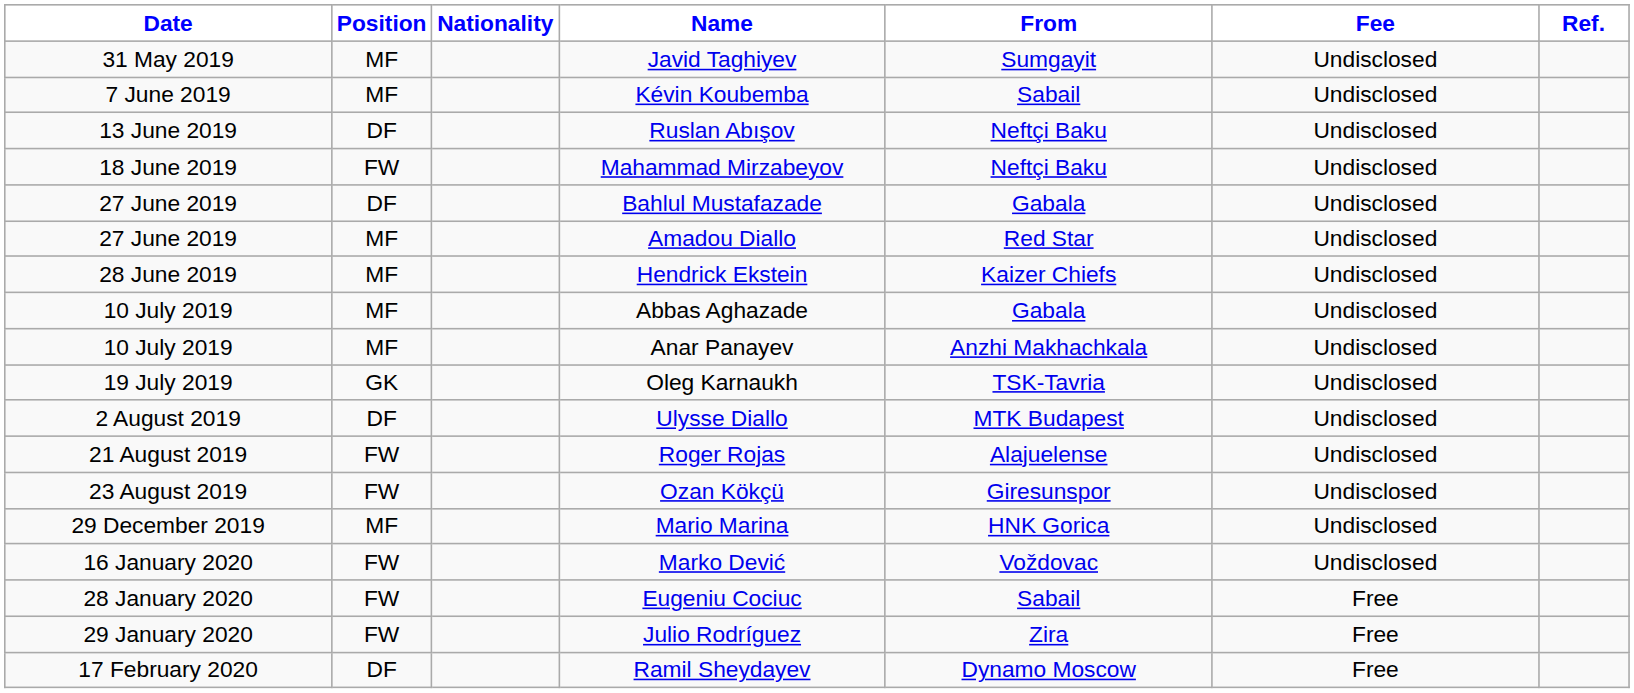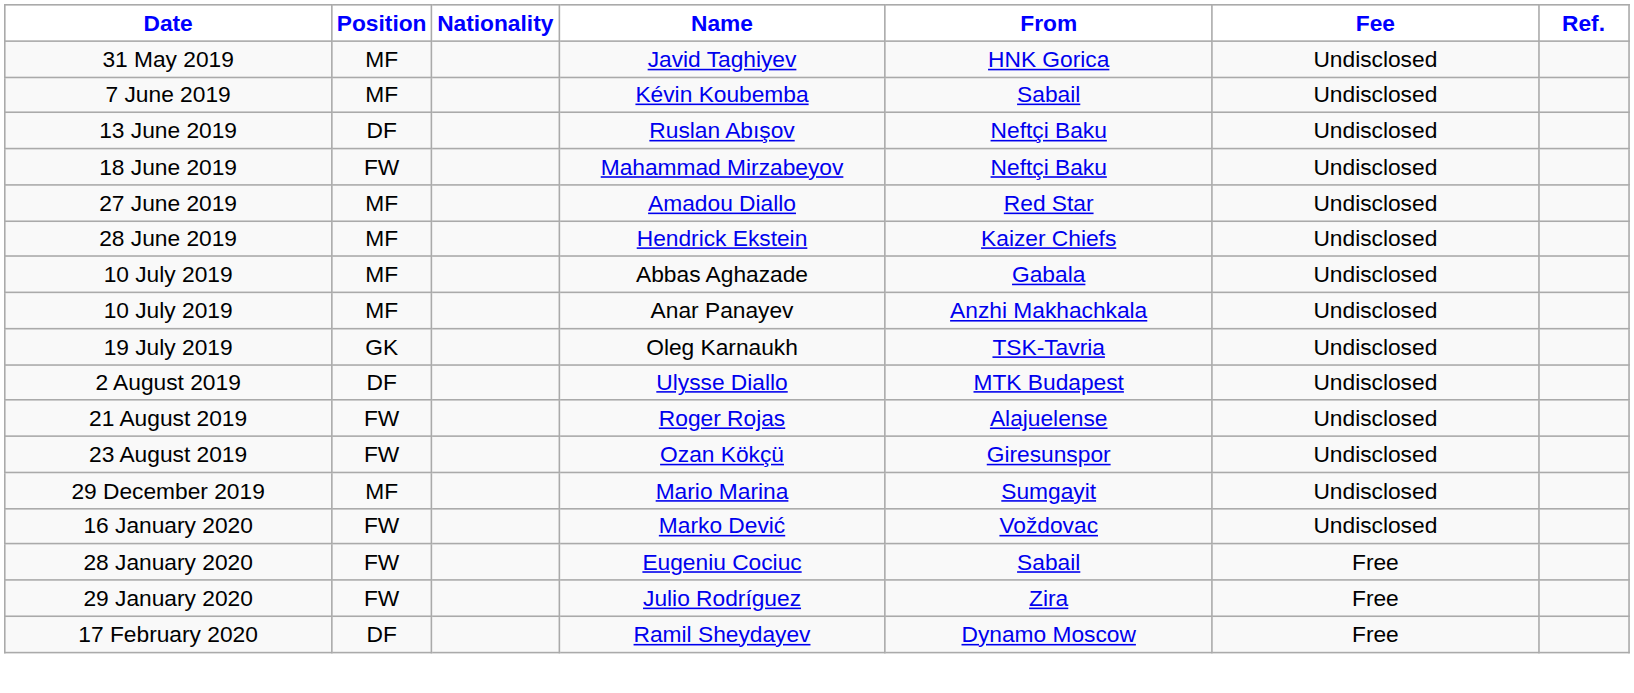(1049, 59) Sumgayit -> (1049, 59) HNK Gorica
- row: (722, 203)
(1049, 526) HNK Gorica -> (1049, 490) Sumgayit
